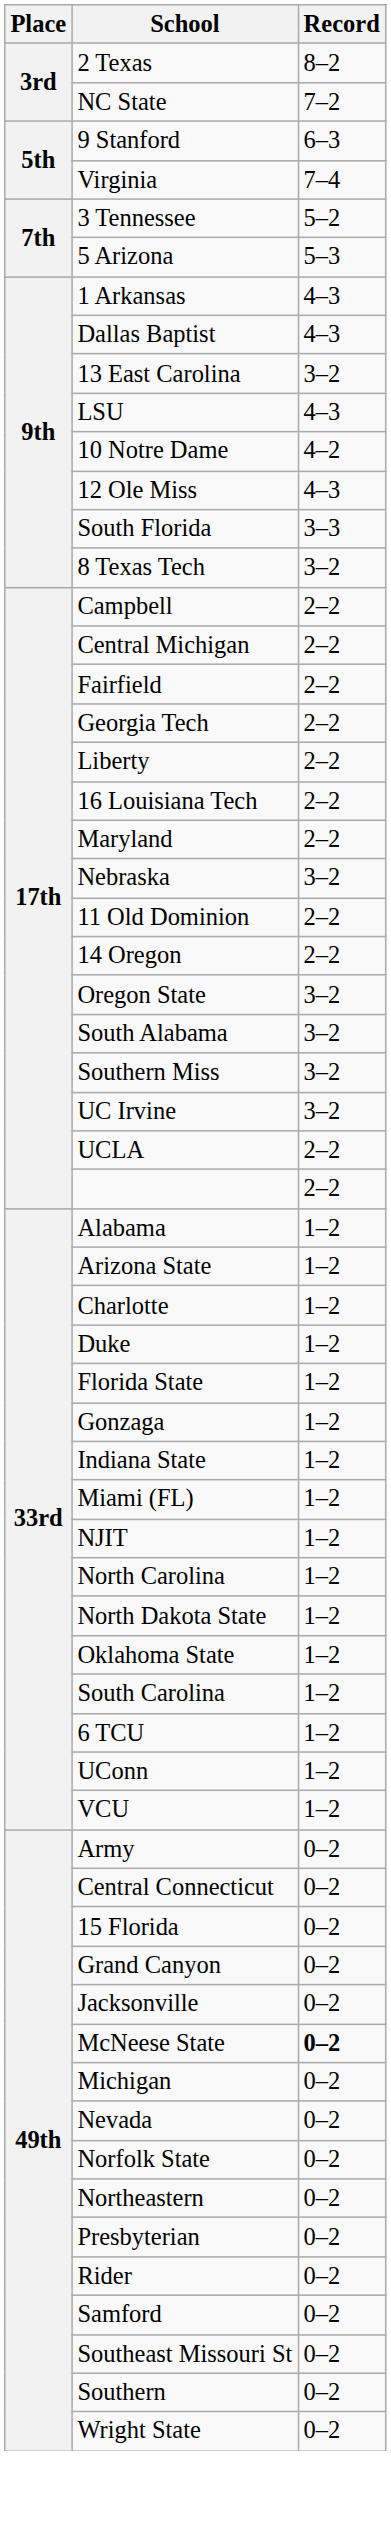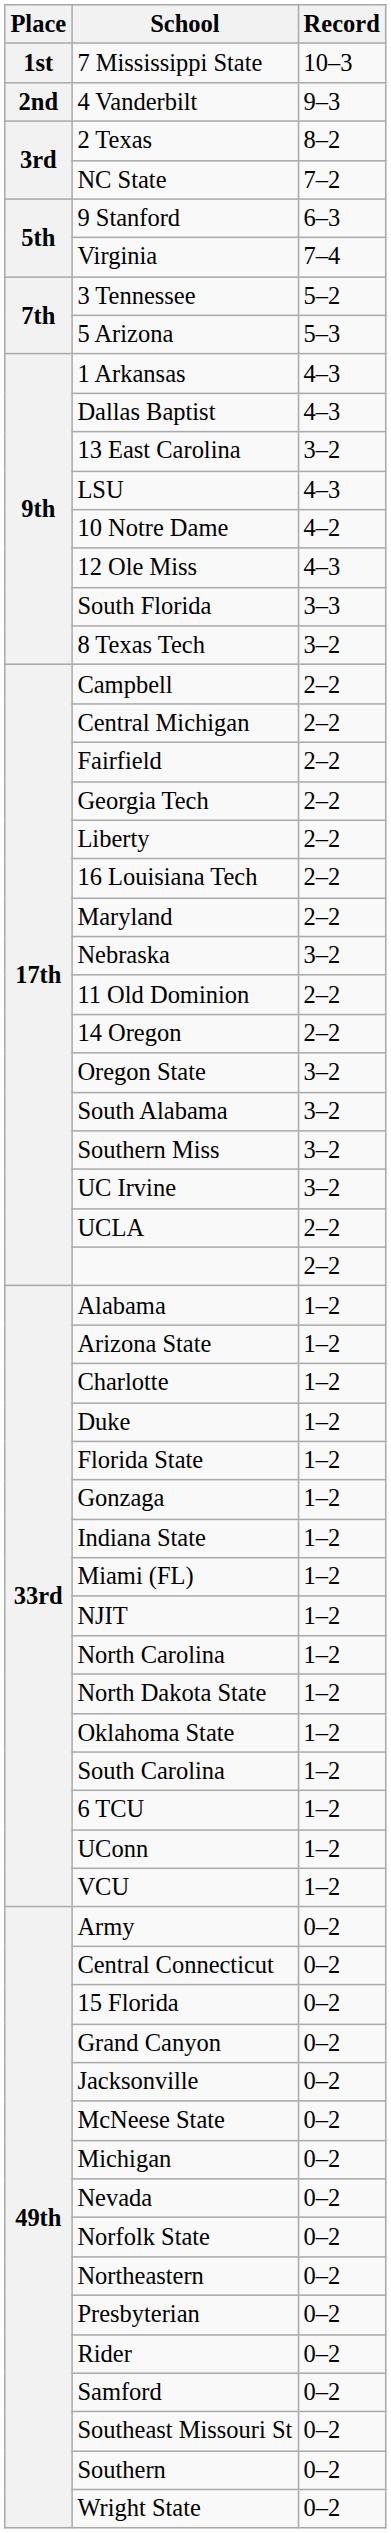+ row: (170, 62)
+ row: (137, 101)
(322, 2042) bold -> (322, 2120) normal
